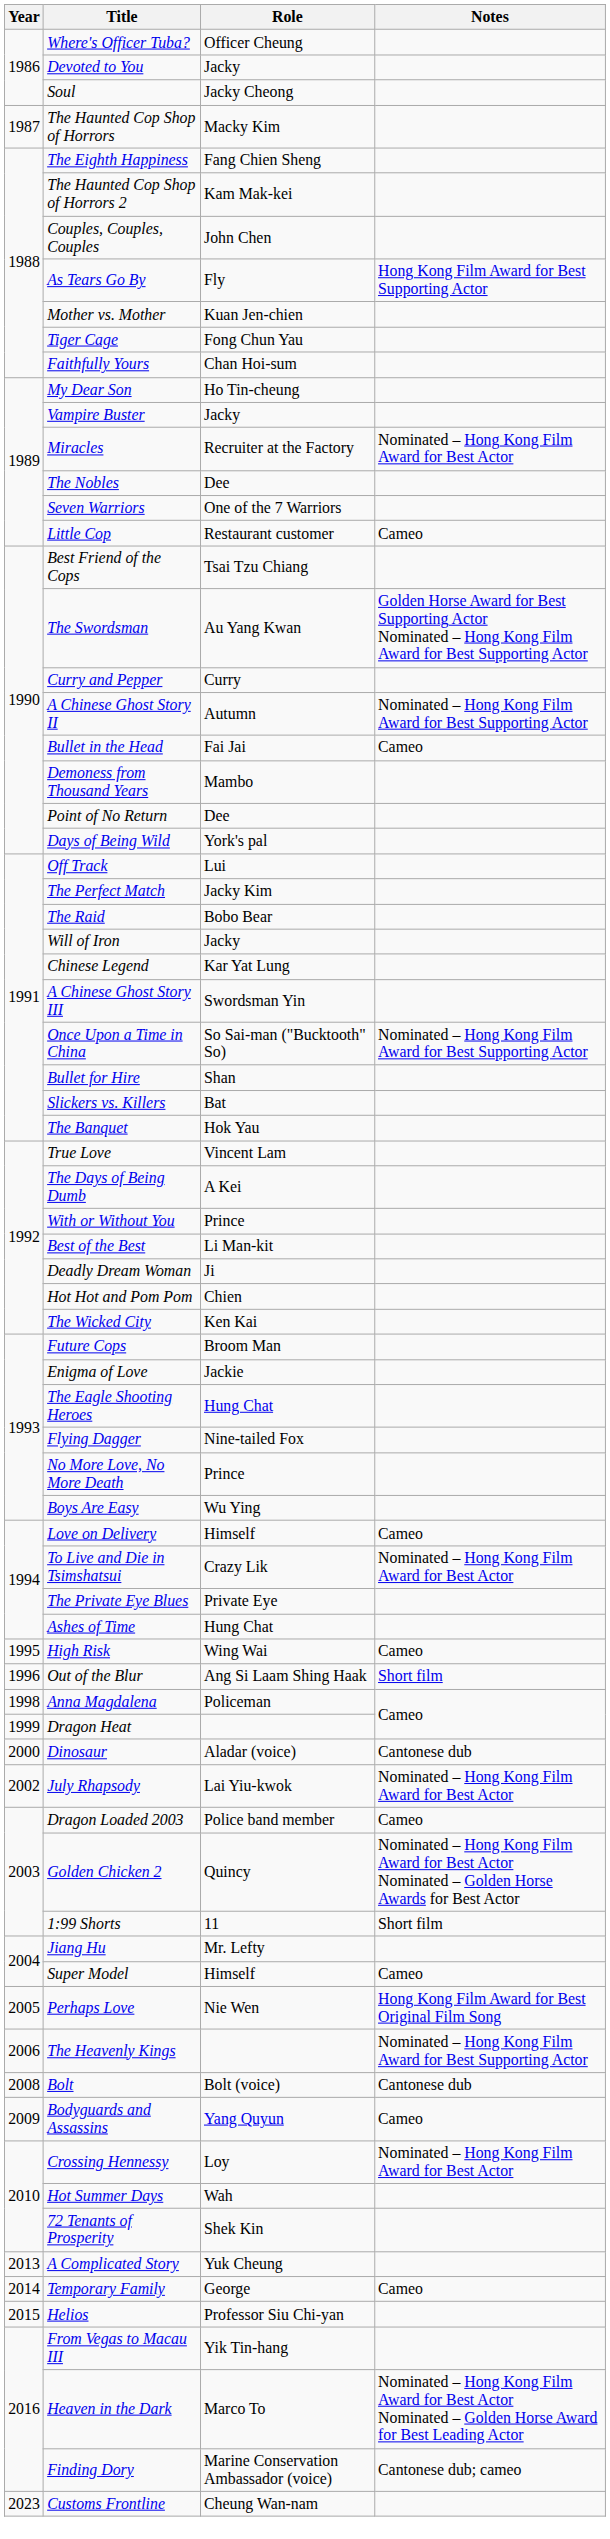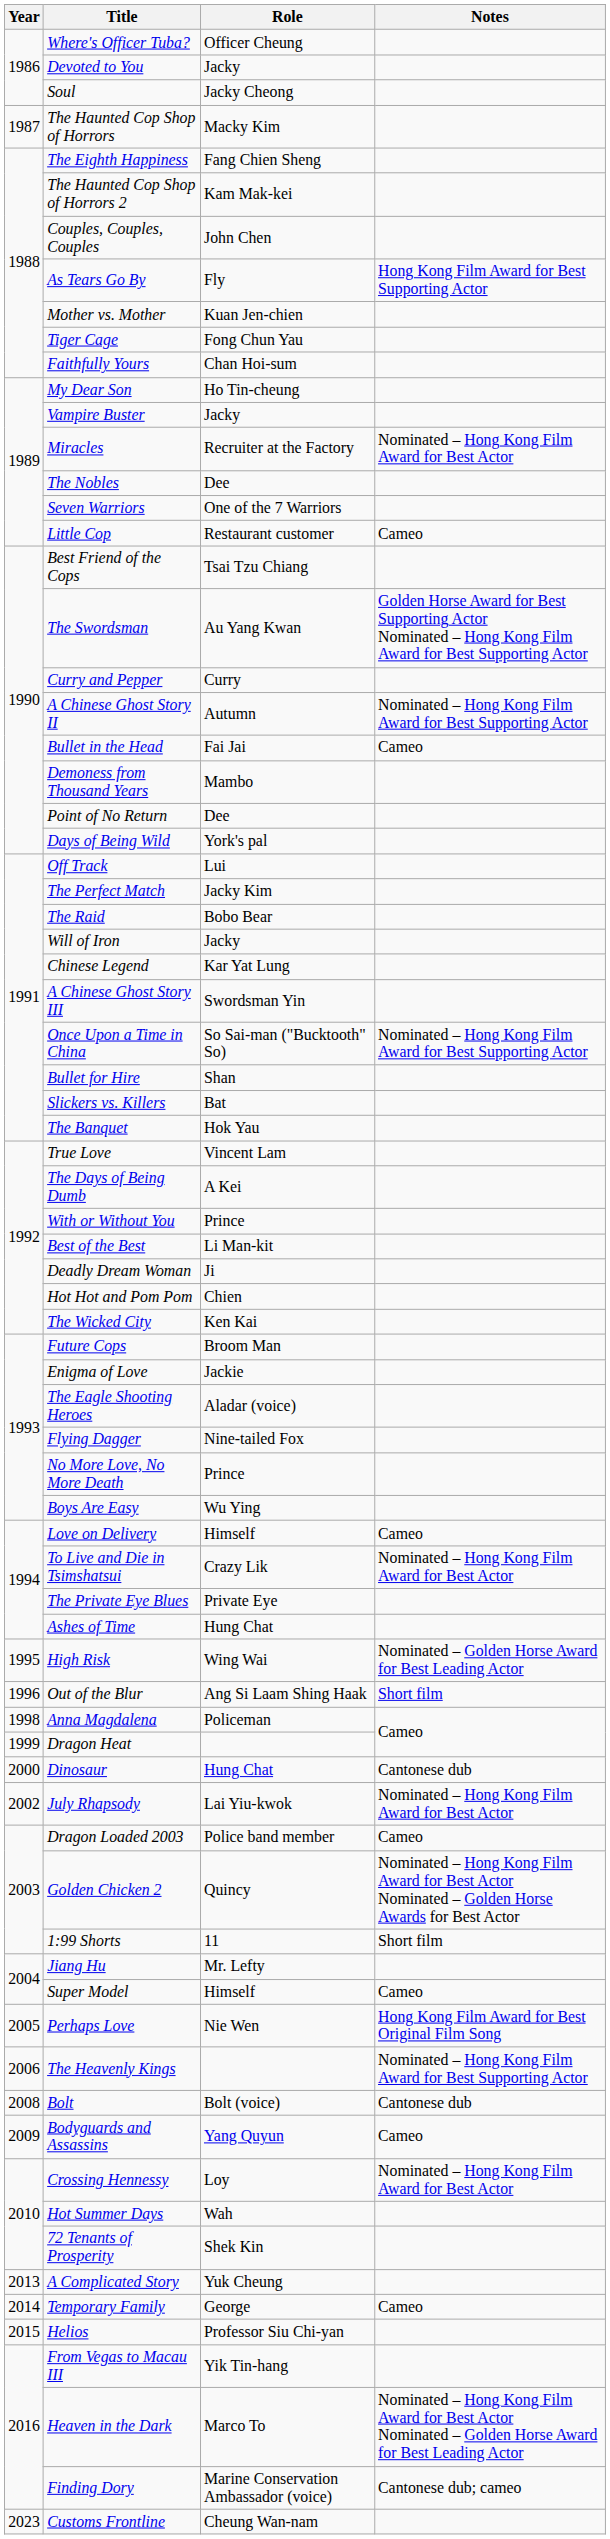(239, 1405) Hung Chat -> (250, 1405) Aladar (voice)
(400, 1651) Cameo -> (488, 1660) Nominated – Golden Horse Award for Best Leading Actor
(250, 1751) Aladar (voice) -> (239, 1769) Hung Chat
